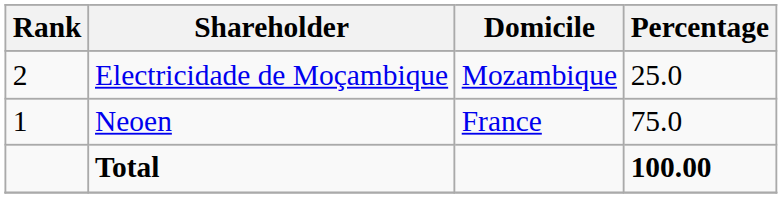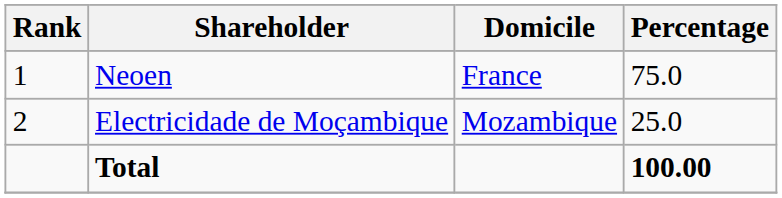rows swapped: (133, 121) <-> (272, 74)
